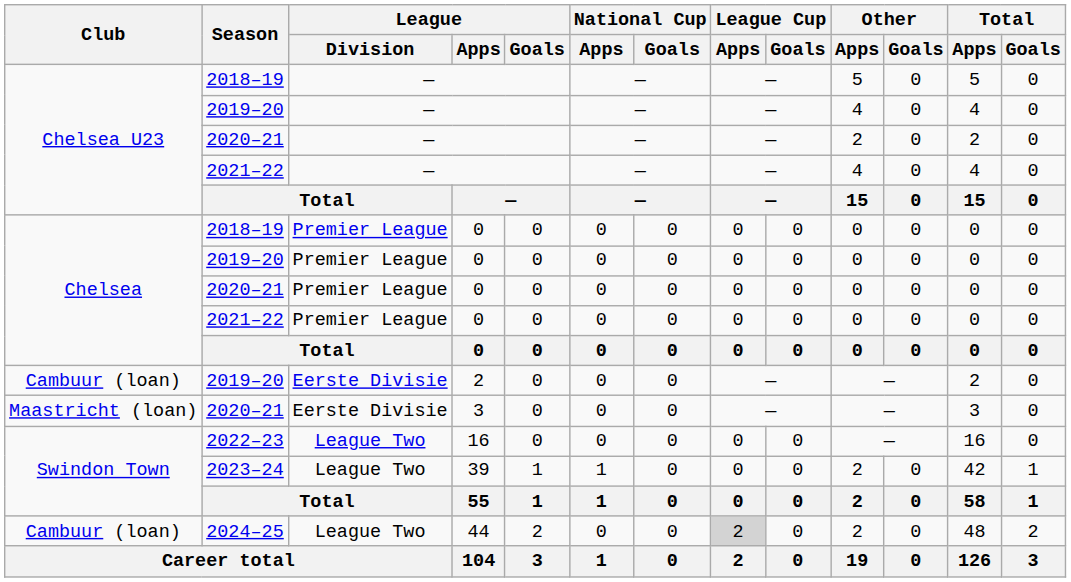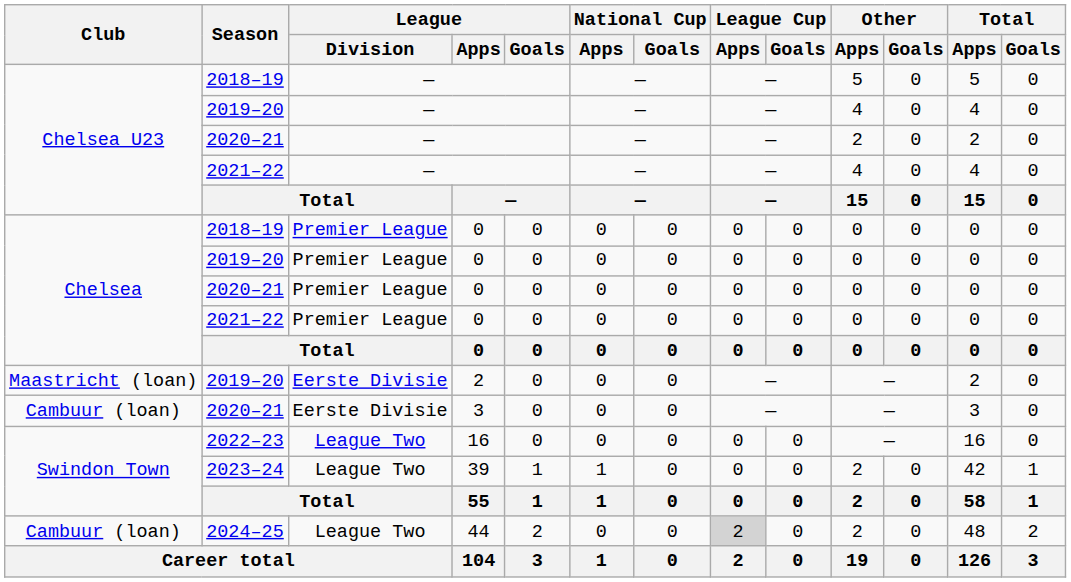(103, 381) Cambuur (loan) -> (103, 381) Maastricht (loan)
(103, 411) Maastricht (loan) -> (103, 411) Cambuur (loan)
